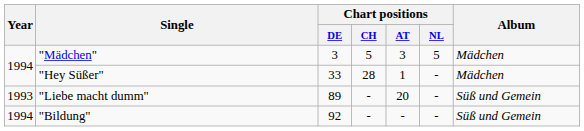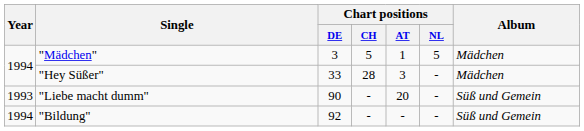(403, 55) 3 -> (403, 55) 1
(403, 75) 1 -> (403, 75) 3
(335, 95) 89 -> (335, 95) 90
